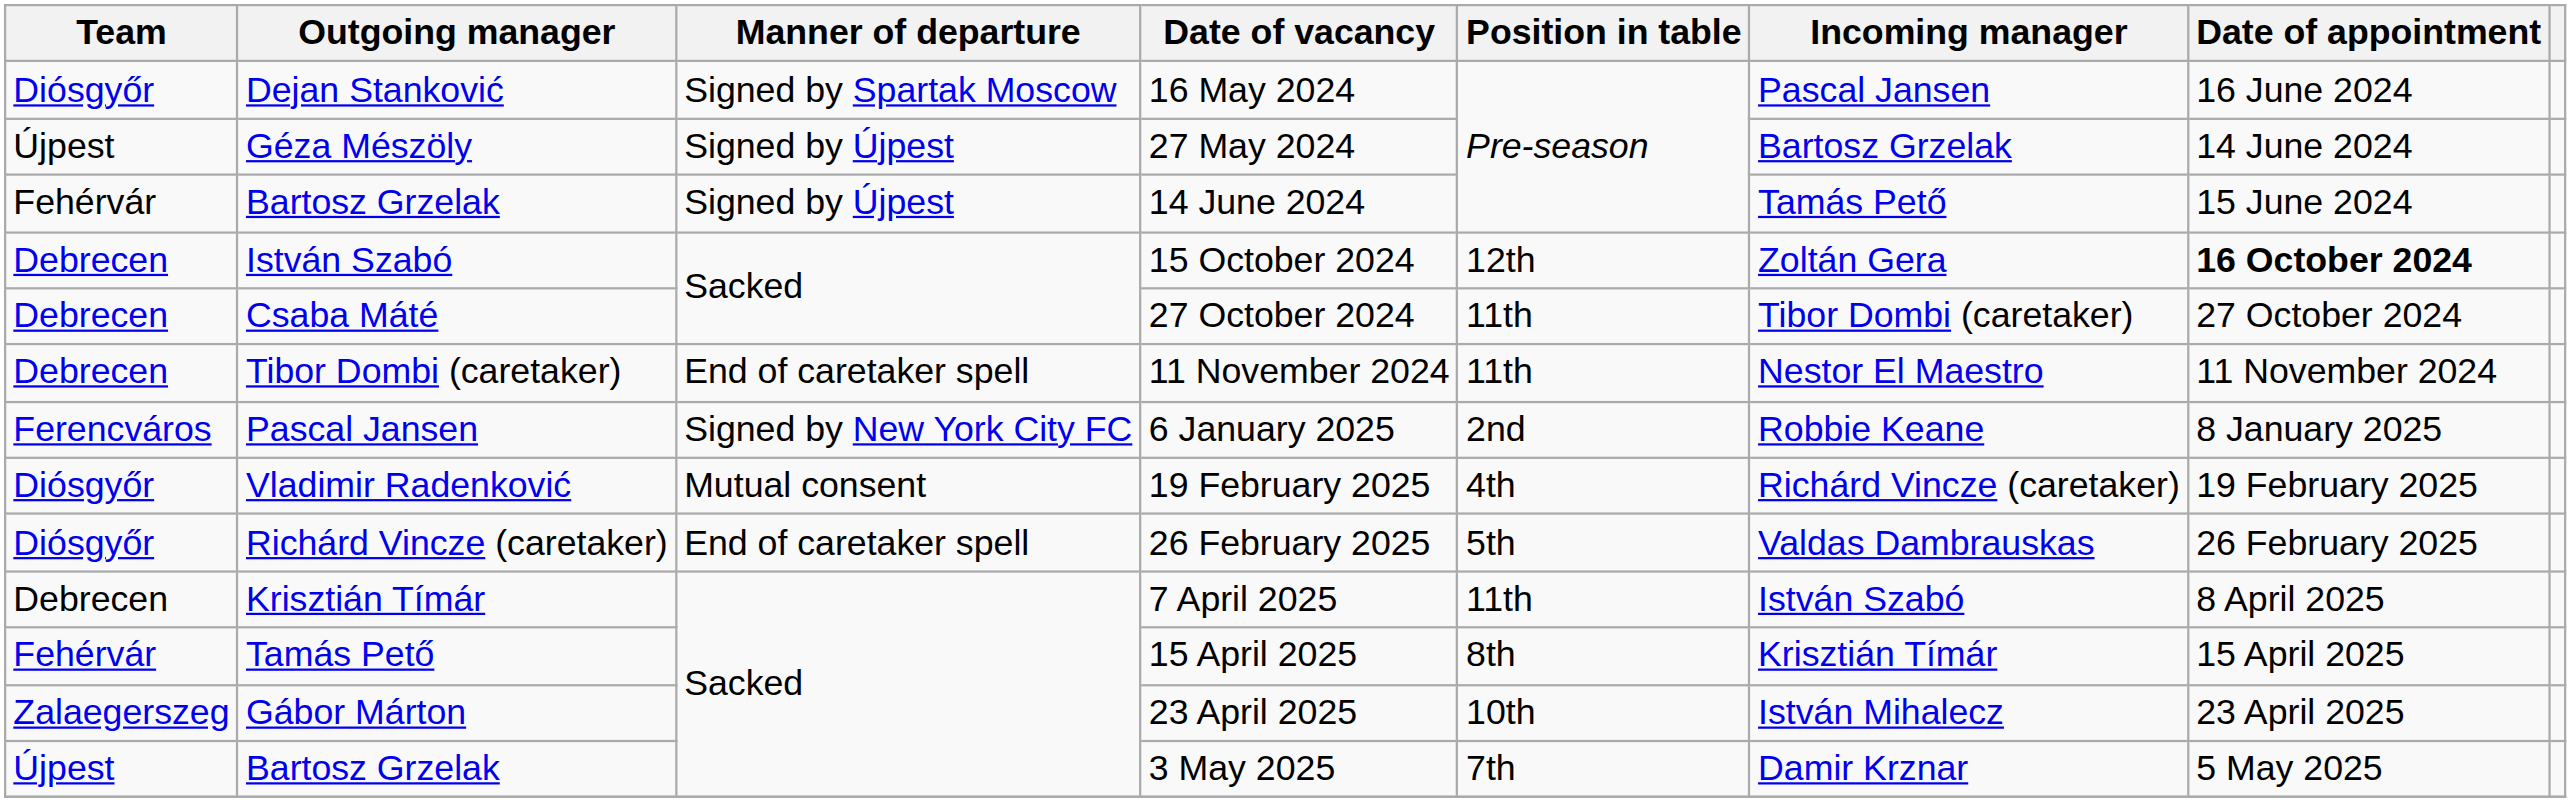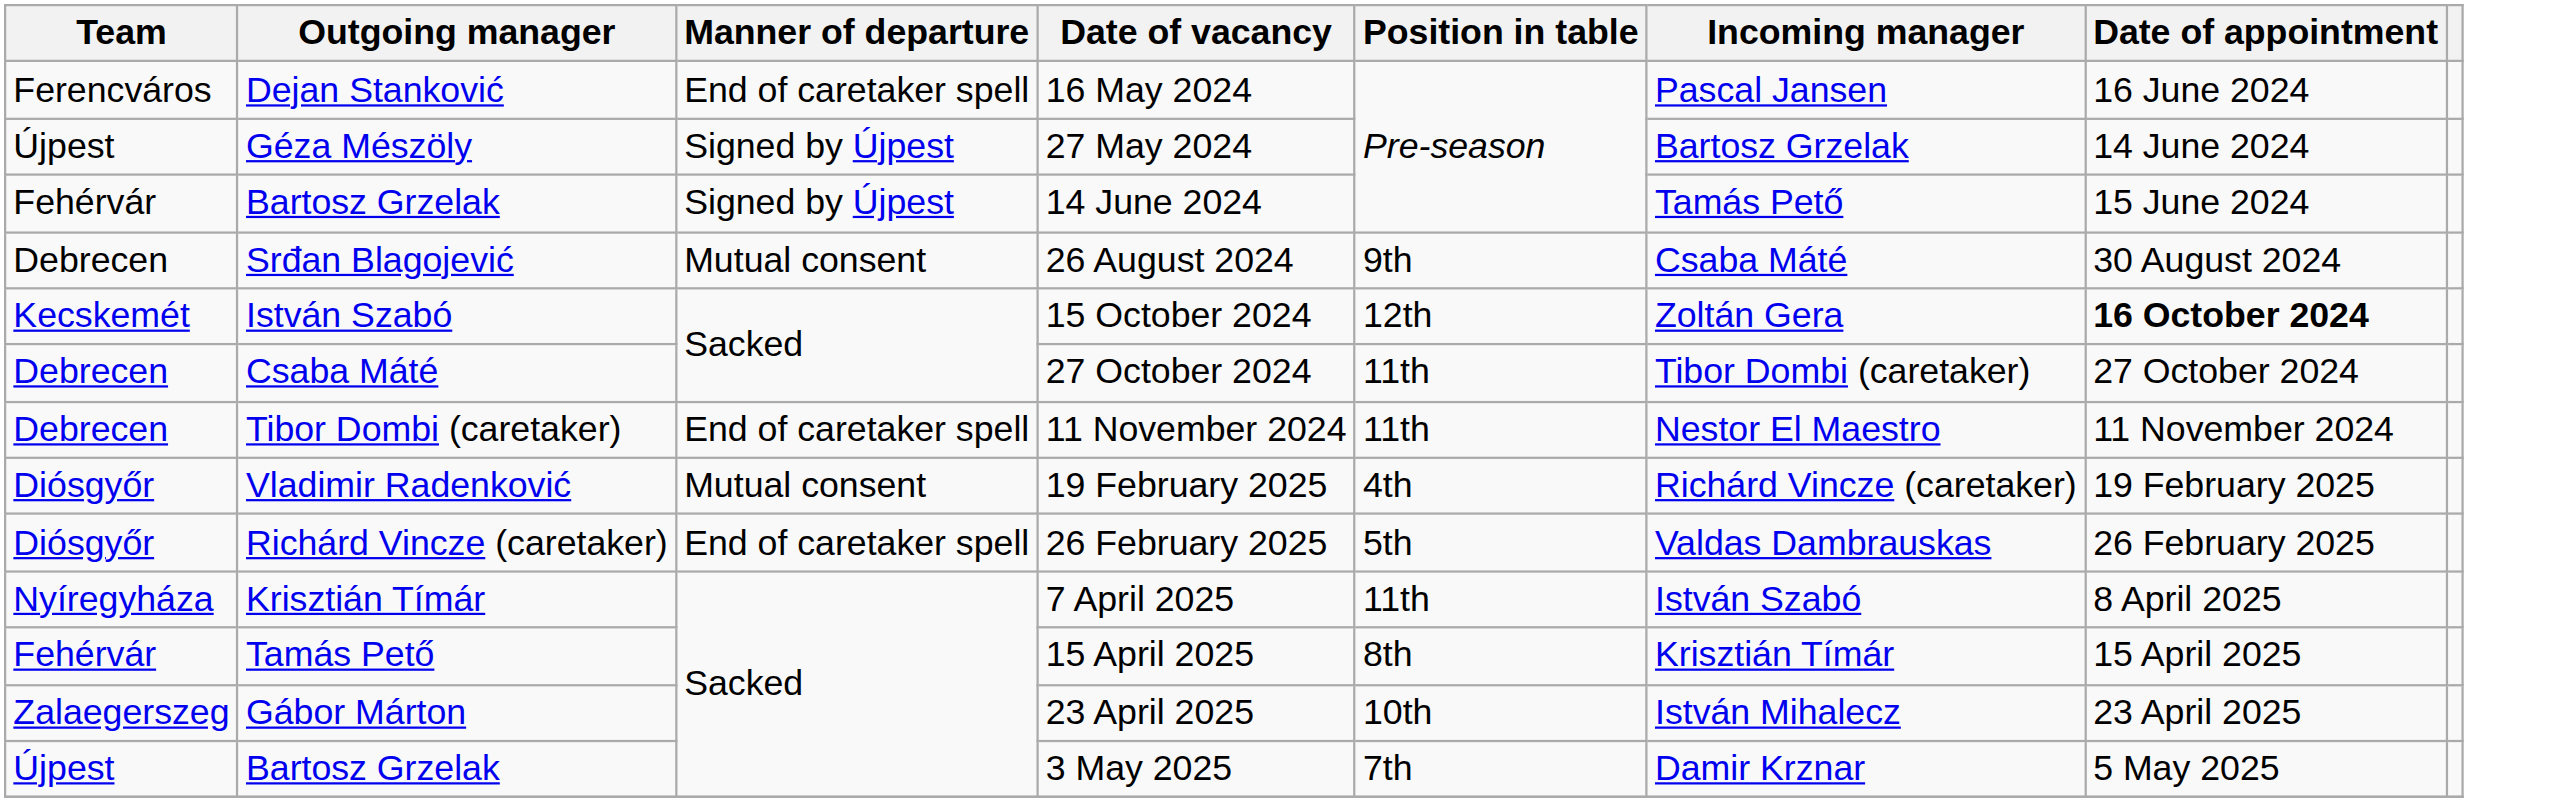(84, 89) Diósgyőr -> (112, 89) Ferencváros
(900, 89) Signed by Spartak Moscow -> (857, 89) End of caretaker spell
+ row: (1170, 259)
(91, 259) Debrecen -> (102, 315) Kecskemét
- row: (1272, 428)
(91, 598) Debrecen -> (113, 598) Nyíregyháza
